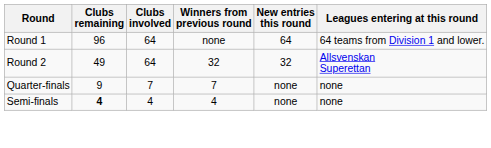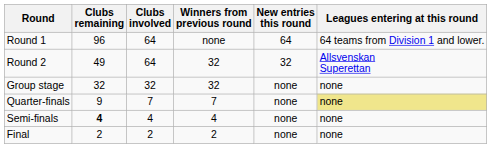+ row: (35, 85)
(331, 85) no background -> (331, 102) khaki background
+ row: (18, 135)
